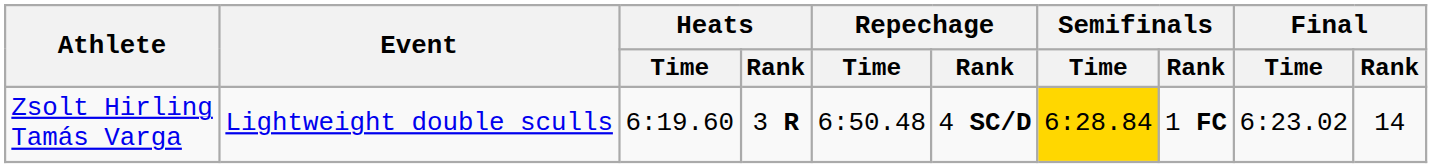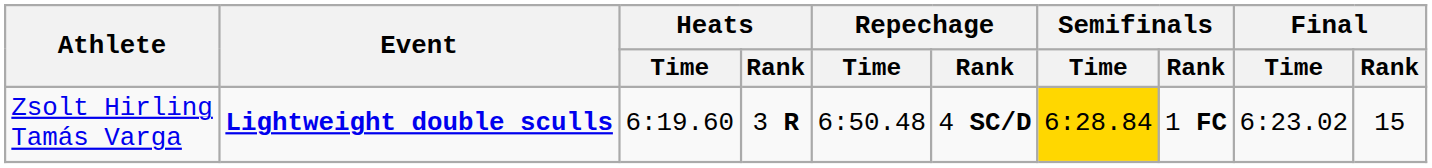(419, 124) normal -> (419, 124) bold
(1390, 124) 14 -> (1390, 124) 15
